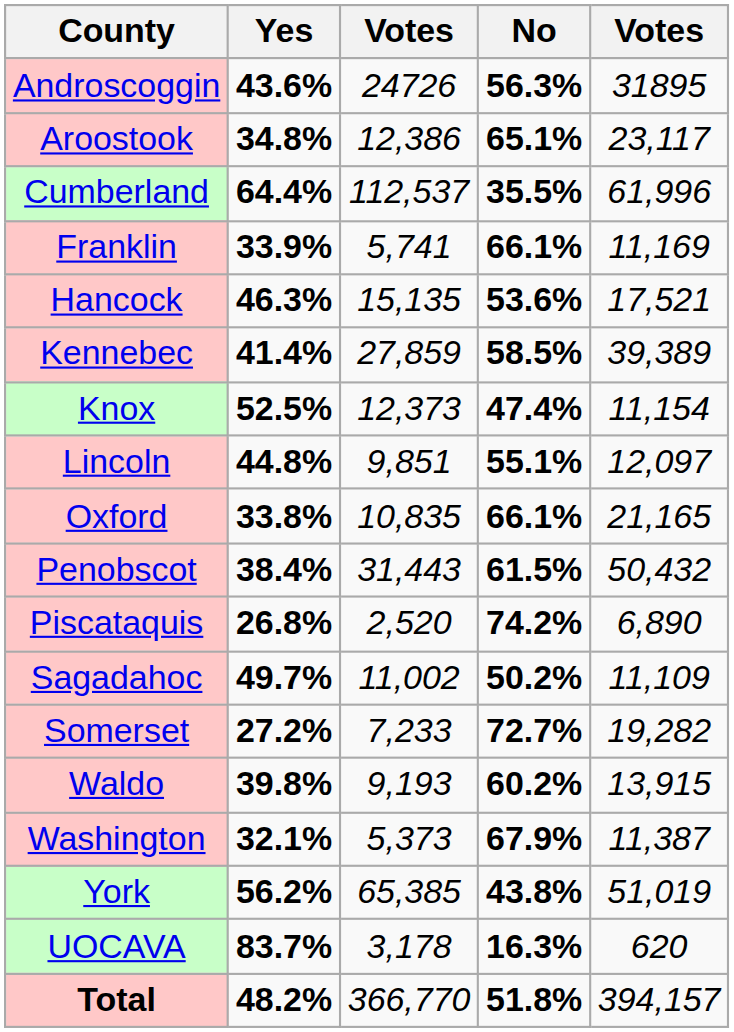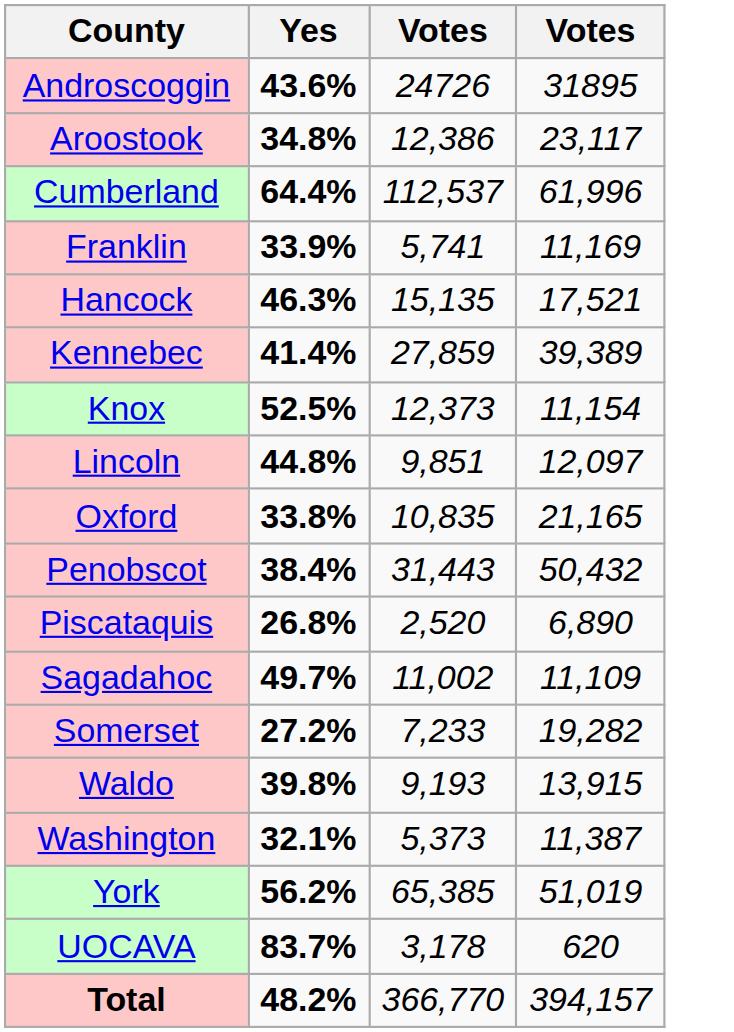- column: (534, 31)
